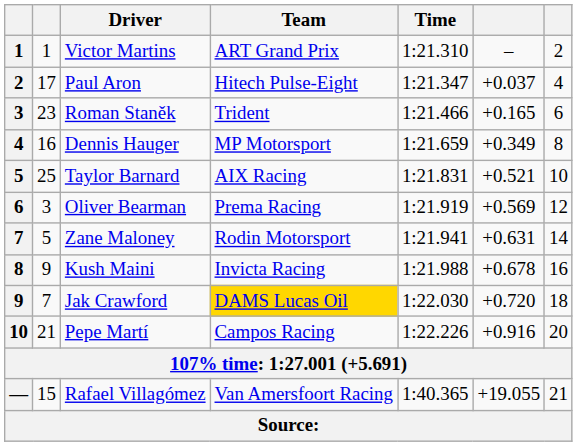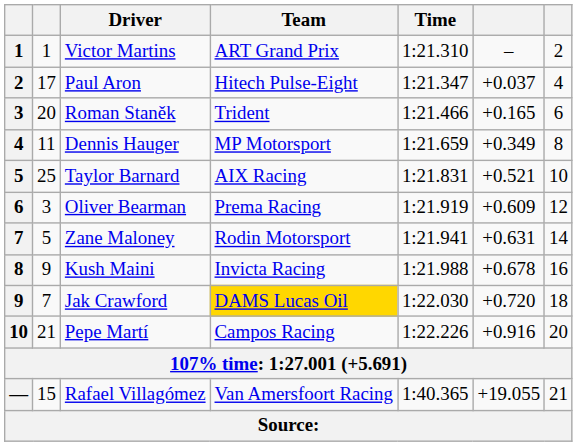(46, 113) 23 -> (46, 113) 20
(46, 144) 16 -> (46, 144) 11
(509, 206) +0.569 -> (509, 206) +0.609
